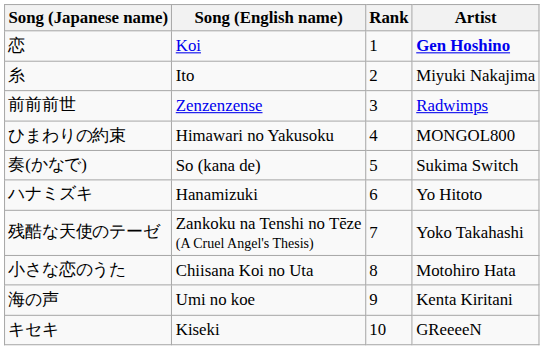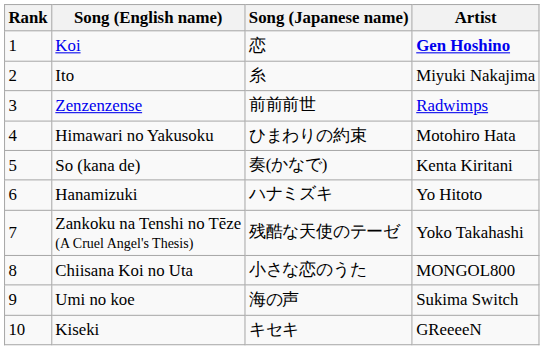columns swapped: (389, 17) <-> (88, 17)
(466, 135) MONGOL800 -> (466, 135) Motohiro Hata
(467, 165) Sukima Switch -> (465, 165) Kenta Kiritani
(466, 270) Motohiro Hata -> (466, 270) MONGOL800
(465, 300) Kenta Kiritani -> (467, 300) Sukima Switch
